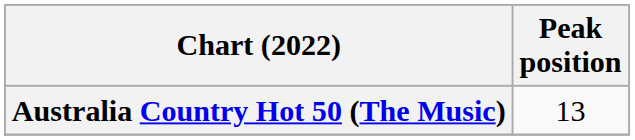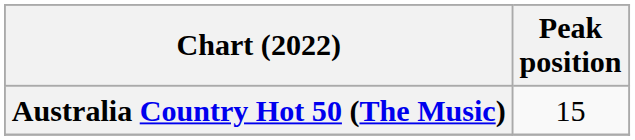(571, 109) 13 -> (571, 109) 15
